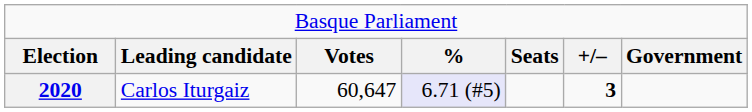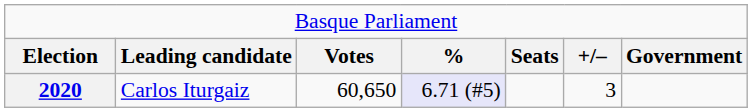(367, 90) 60,647 -> (367, 90) 60,650
(611, 90) bold -> (611, 90) normal
